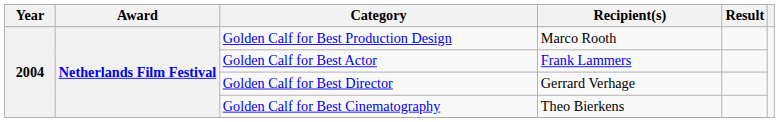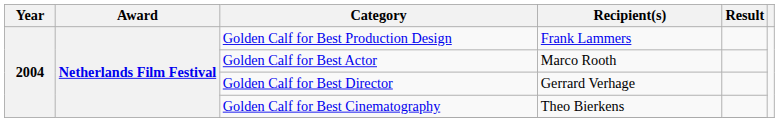(579, 38) Marco Rooth -> (586, 38) Frank Lammers
(586, 60) Frank Lammers -> (579, 60) Marco Rooth
